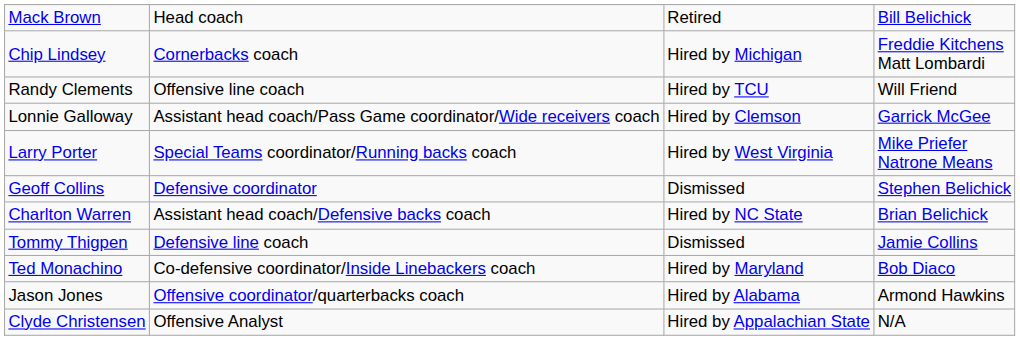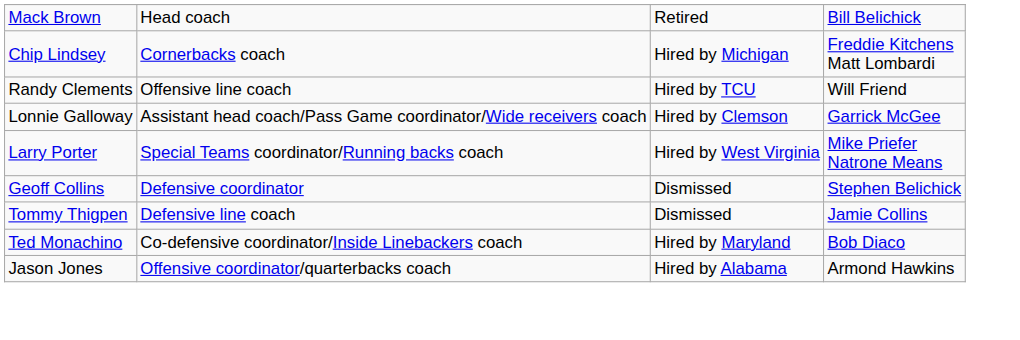- row: (70, 215)
- row: (77, 322)
